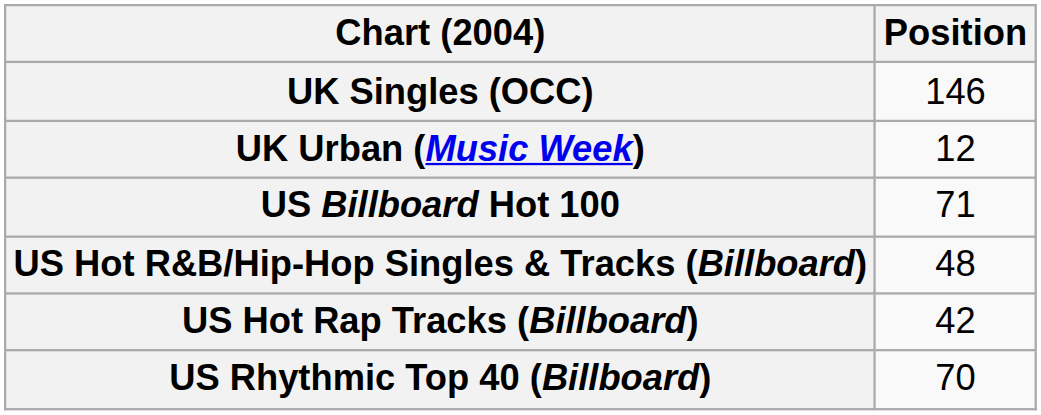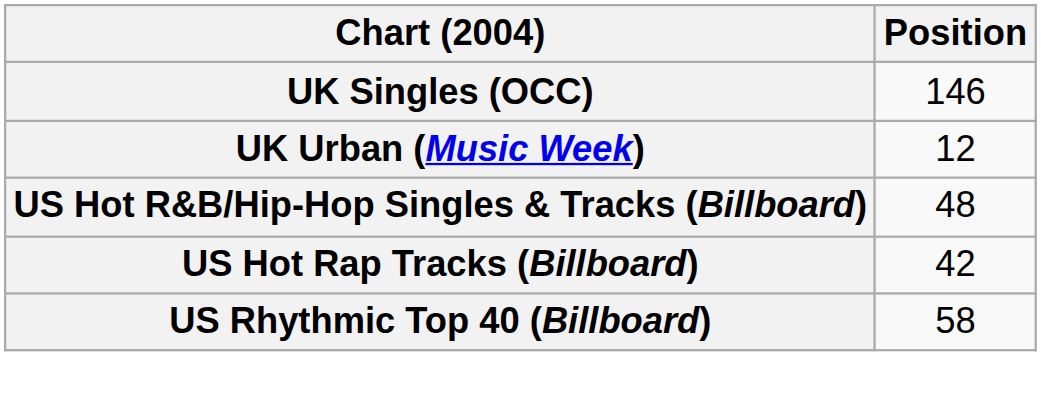- row: (440, 206)
(956, 378) 70 -> (956, 321) 58
